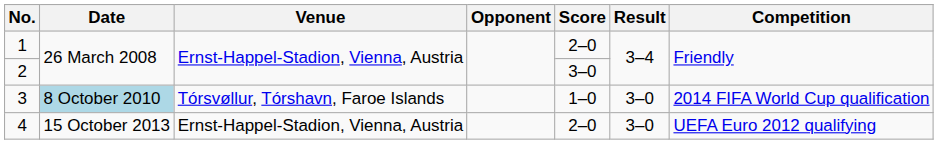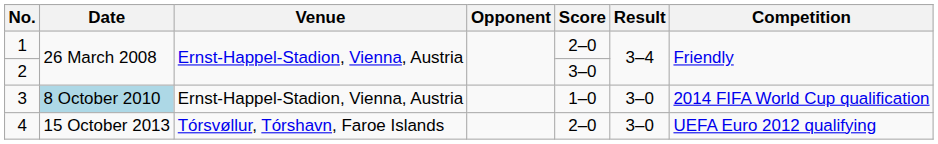(311, 98) Tórsvøllur, Tórshavn, Faroe Islands -> (320, 98) Ernst-Happel-Stadion, Vienna, Austria
(320, 125) Ernst-Happel-Stadion, Vienna, Austria -> (311, 125) Tórsvøllur, Tórshavn, Faroe Islands
